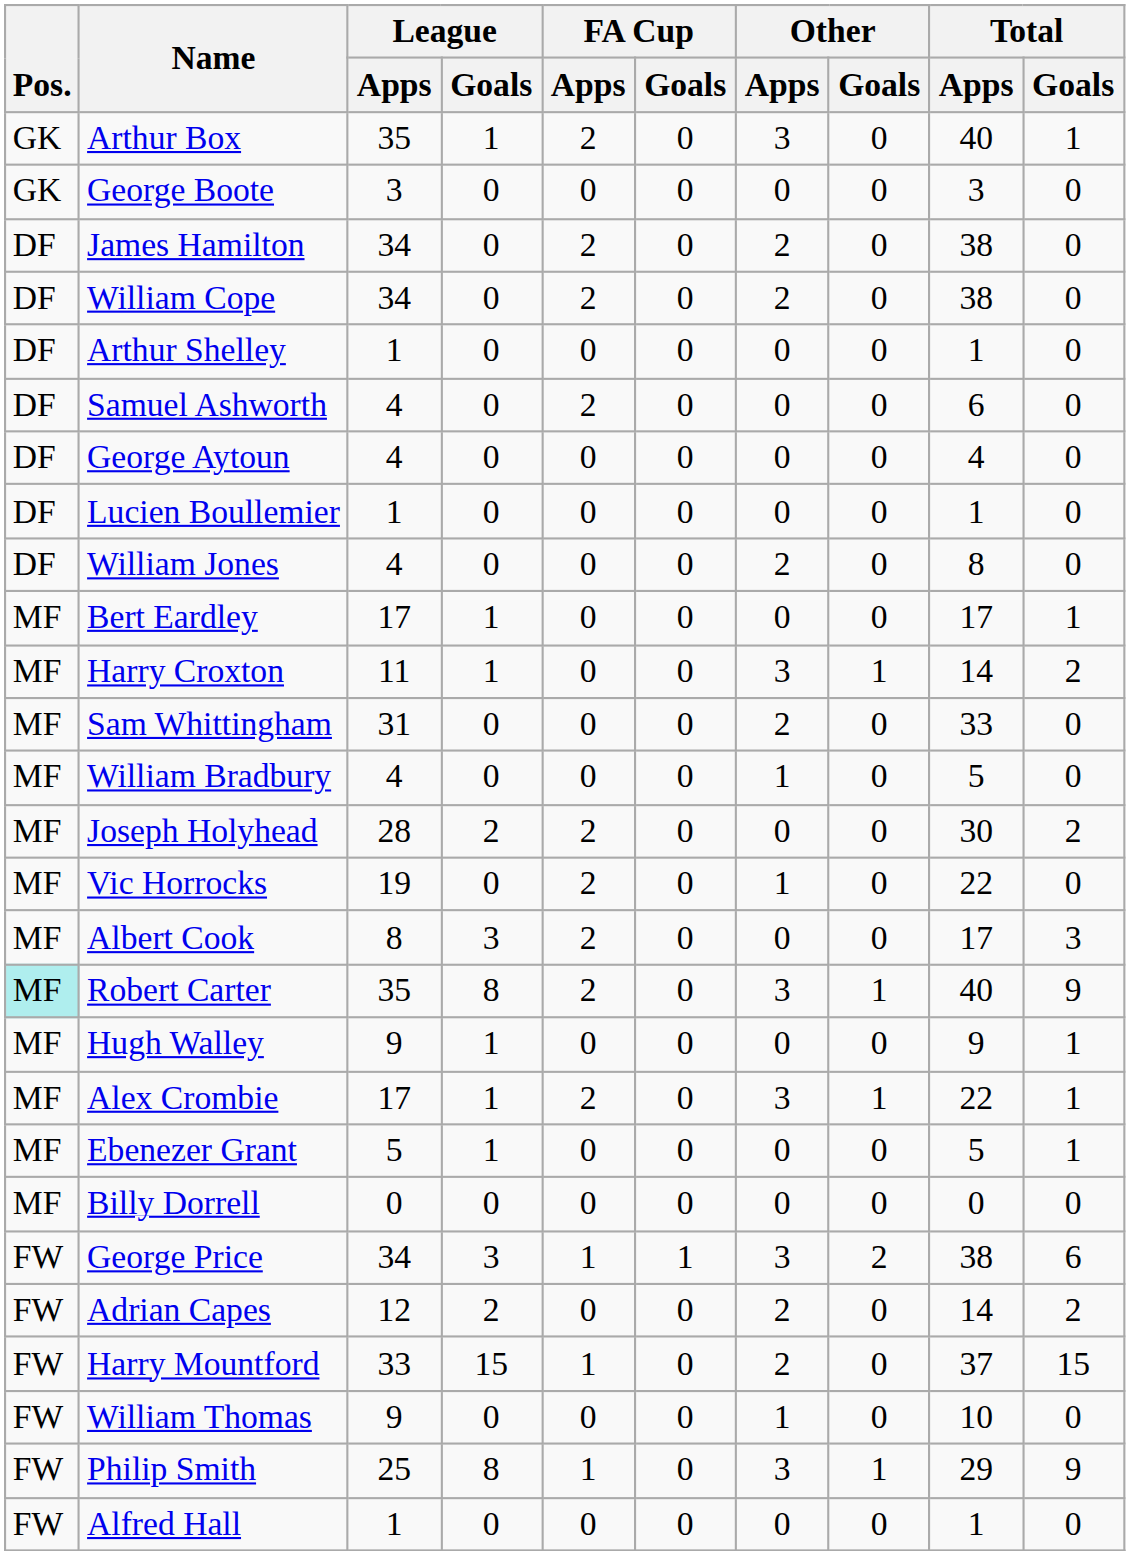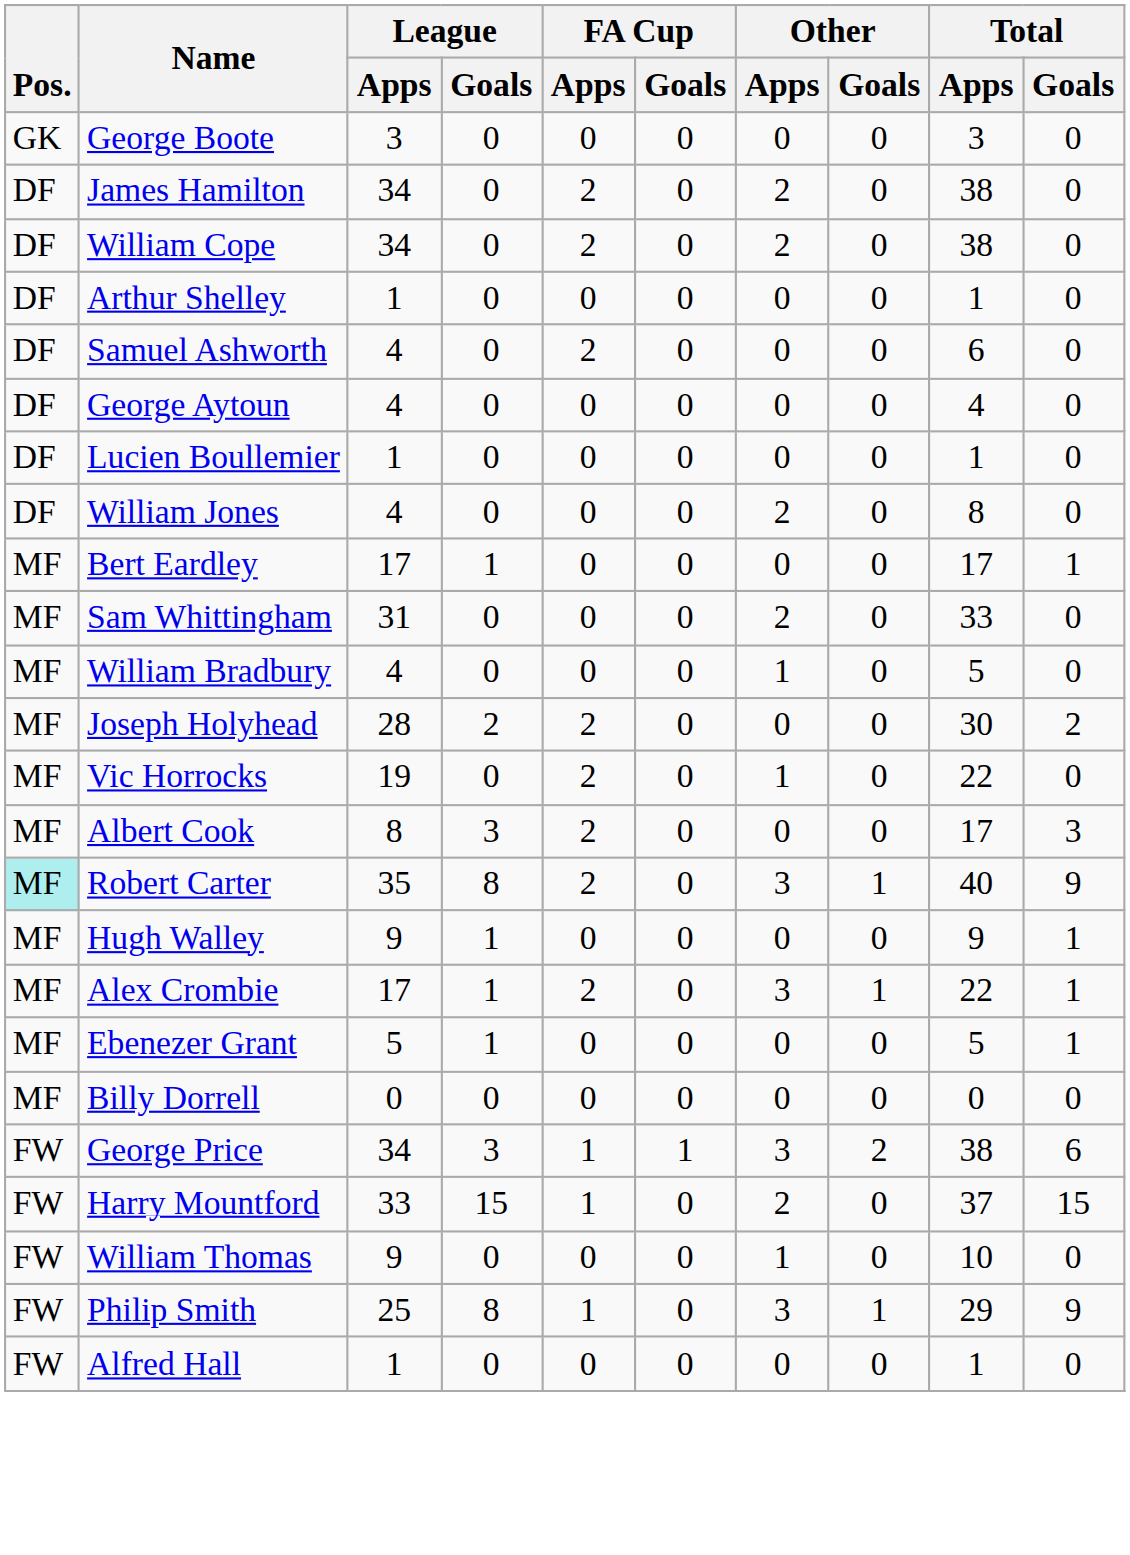- row: (164, 137)
- row: (186, 670)
- row: (179, 1310)
